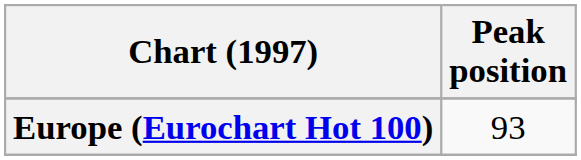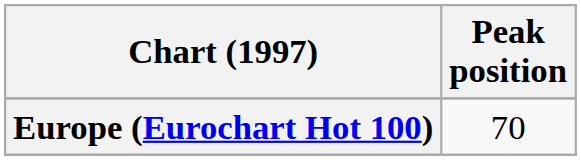(508, 126) 93 -> (508, 126) 70
